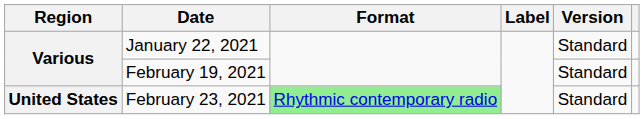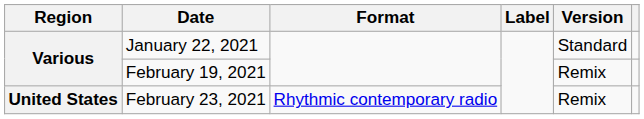(592, 72) Standard -> (582, 72) Remix
(385, 99) lightgreen background -> (385, 99) no background
(592, 99) Standard -> (582, 99) Remix
